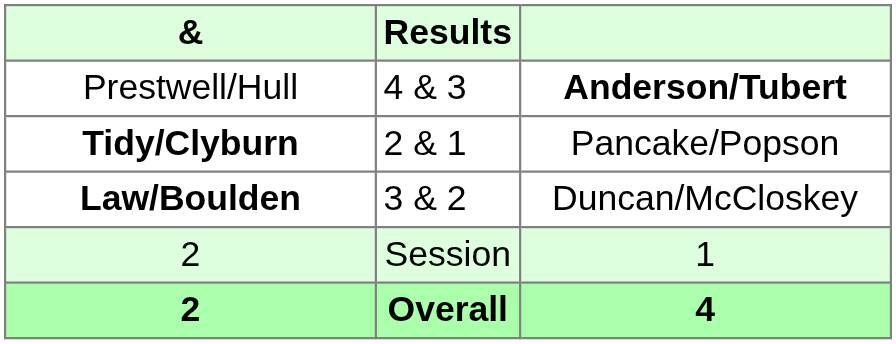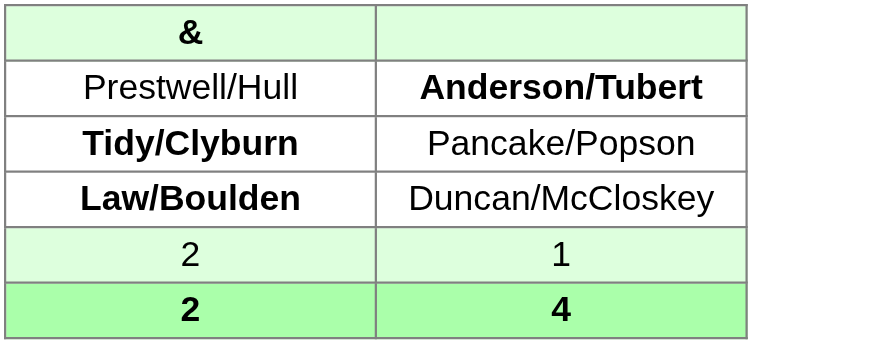- column: (448, 32)
